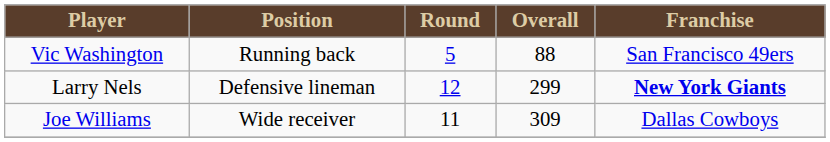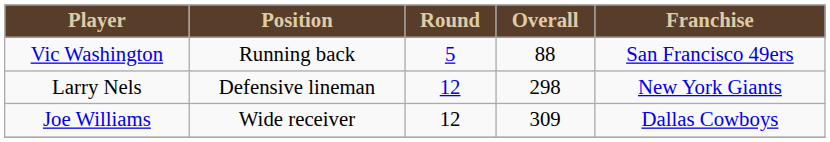(545, 86) 299 -> (545, 86) 298
(710, 86) bold -> (710, 86) normal
(450, 119) 11 -> (450, 119) 12
